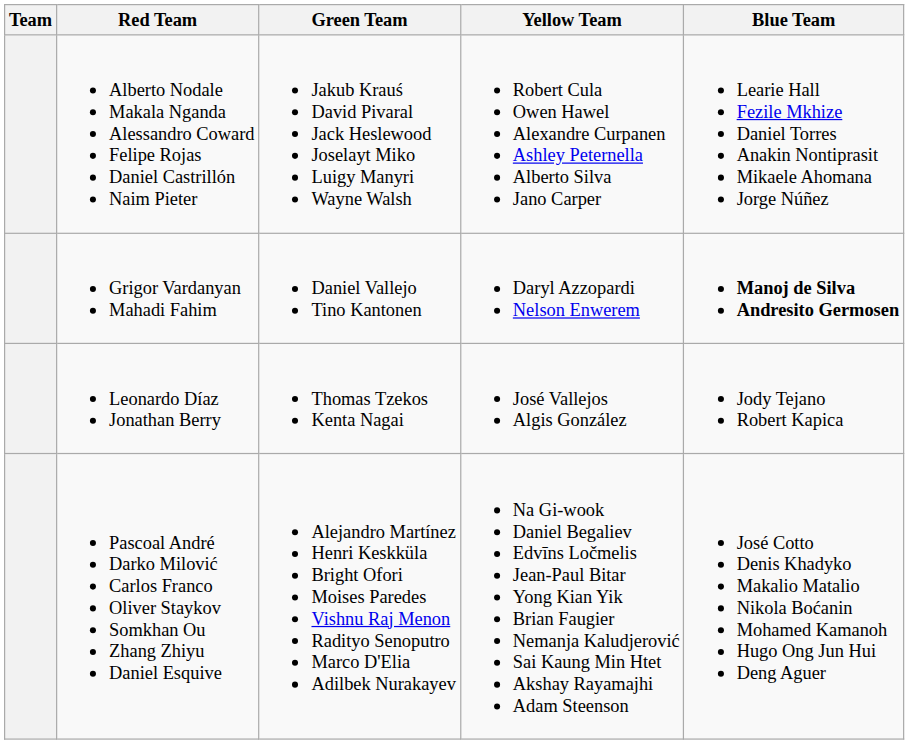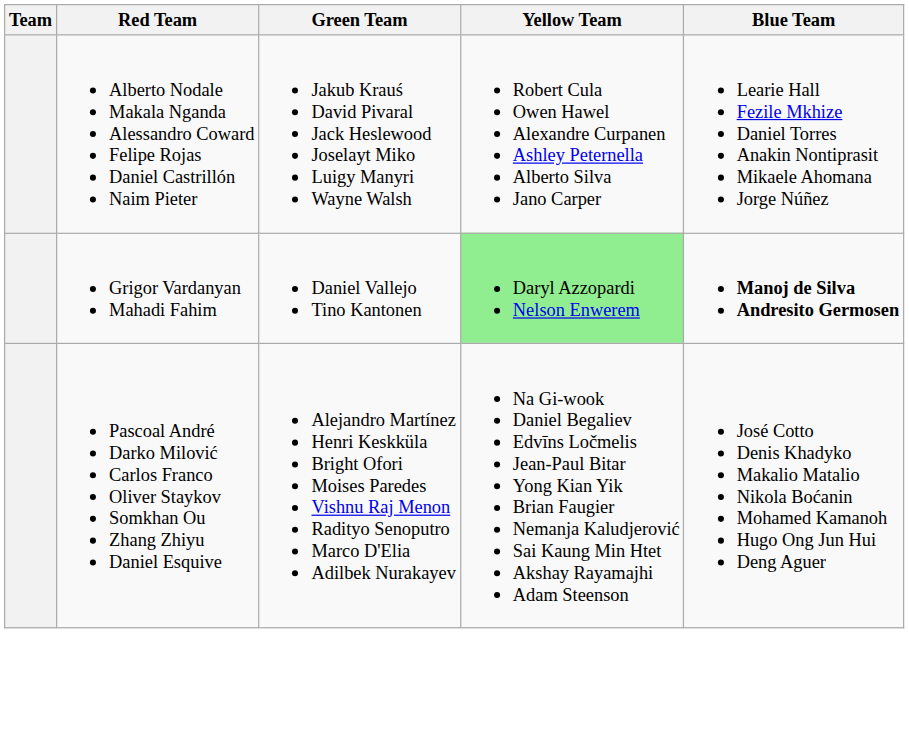(572, 299) no background -> (572, 299) lightgreen background
- row: (158, 410)
